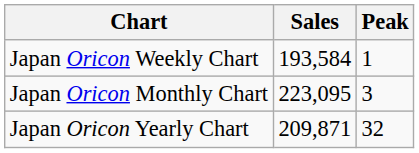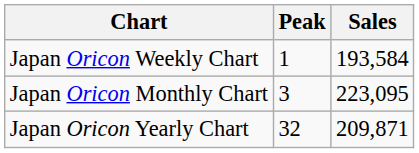columns swapped: (385, 22) <-> (315, 22)
